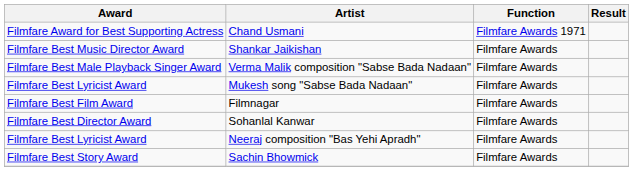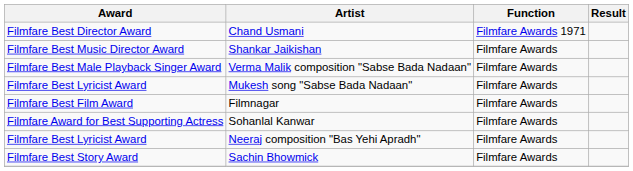(115, 31) Filmfare Award for Best Supporting Actress -> (79, 31) Filmfare Best Director Award
(79, 121) Filmfare Best Director Award -> (115, 121) Filmfare Award for Best Supporting Actress
